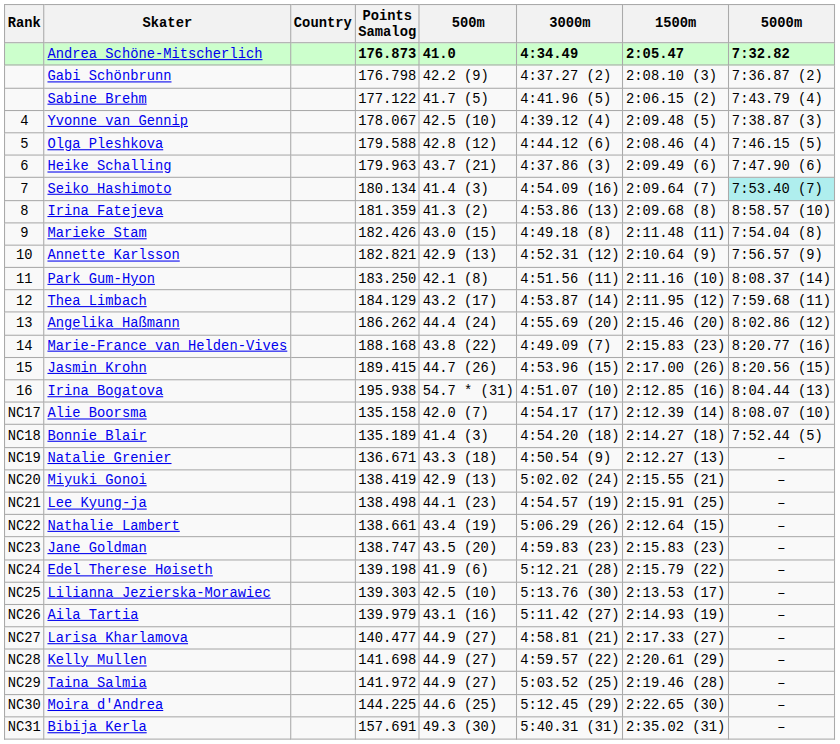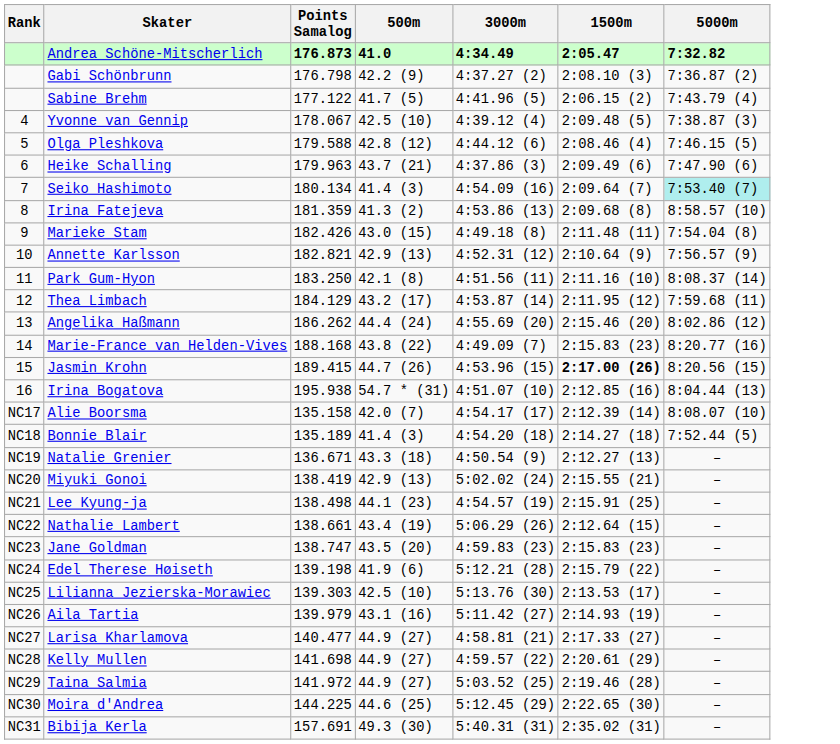- column: (323, 24)
(676, 369) normal -> (611, 369) bold
